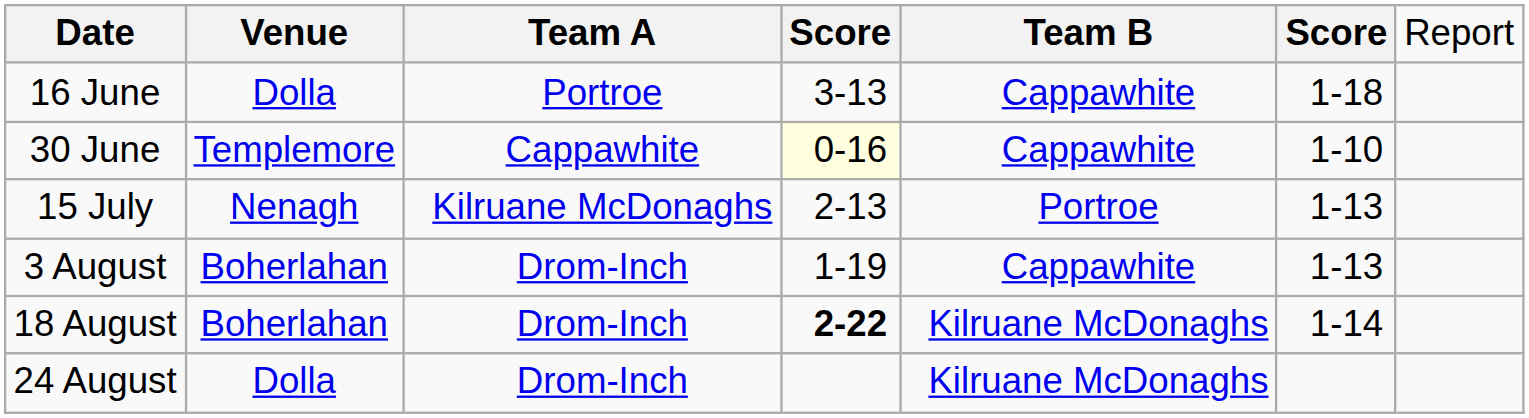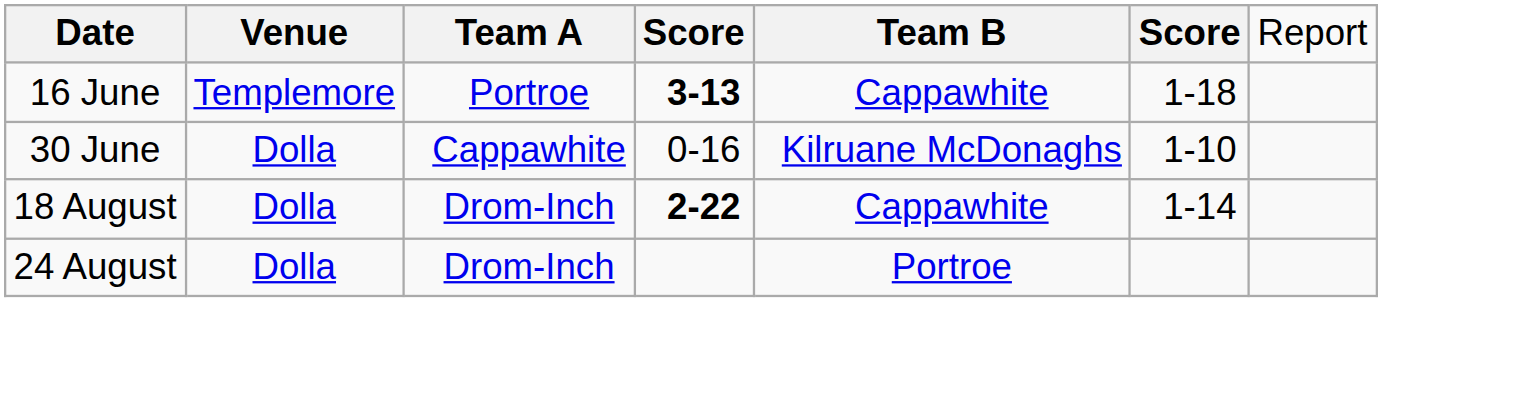(294, 91) Dolla -> (294, 91) Templemore
(840, 91) normal -> (694, 91) bold
(294, 149) Templemore -> (294, 149) Dolla
(840, 149) lightyellow background -> (694, 149) no background
(1088, 149) Cappawhite -> (942, 149) Kilruane McDonaghs
- row: (95, 207)
- row: (95, 265)
(294, 324) Boherlahan -> (294, 207) Dolla
(1088, 324) Kilruane McDonaghs -> (942, 207) Cappawhite
(1088, 382) Kilruane McDonaghs -> (942, 265) Portroe
